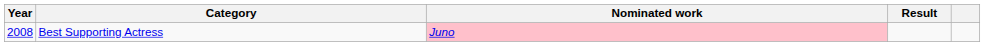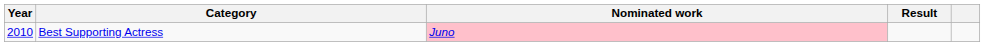(20, 32) 2008 -> (20, 32) 2010
